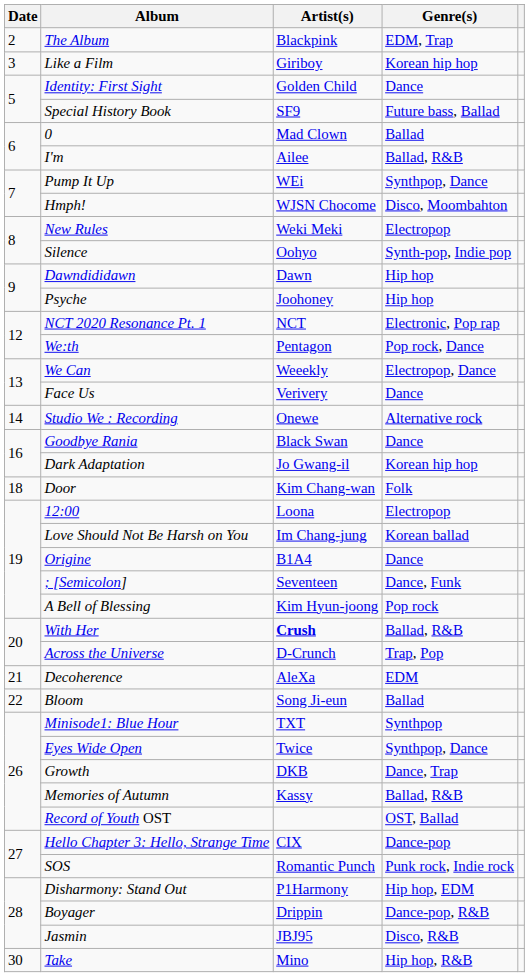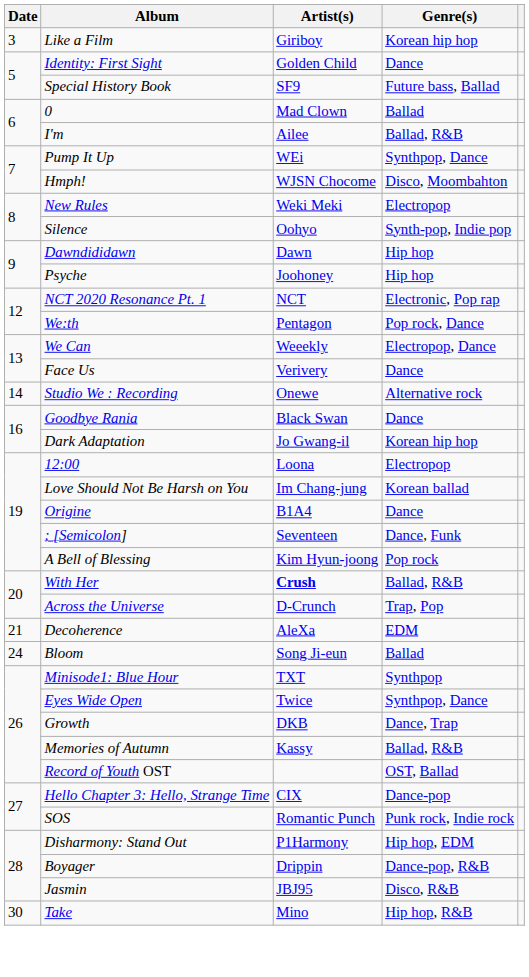- row: (77, 39)
- row: (60, 488)
(15, 700) 22 -> (15, 653) 24
